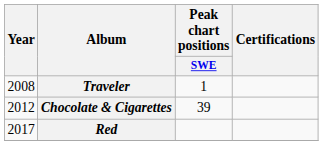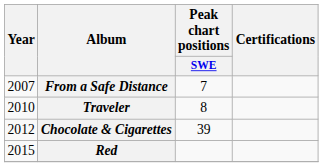+ row: (106, 86)
(21, 86) 2008 -> (21, 108) 2010
(204, 86) 1 -> (204, 108) 8
(21, 129) 2017 -> (21, 151) 2015
